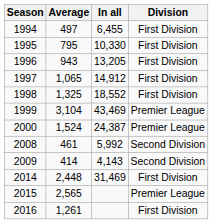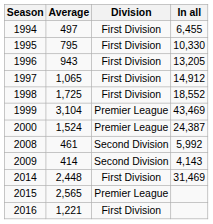columns swapped: (110, 12) <-> (168, 12)
(69, 95) 1,325 -> (69, 95) 1,725
(69, 210) 1,261 -> (69, 210) 1,221
